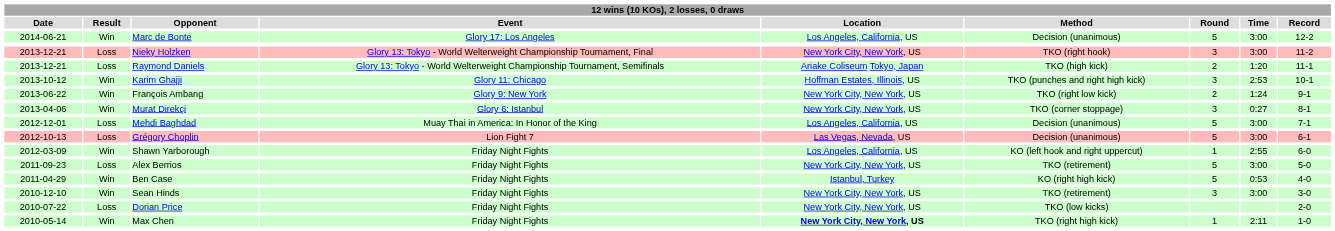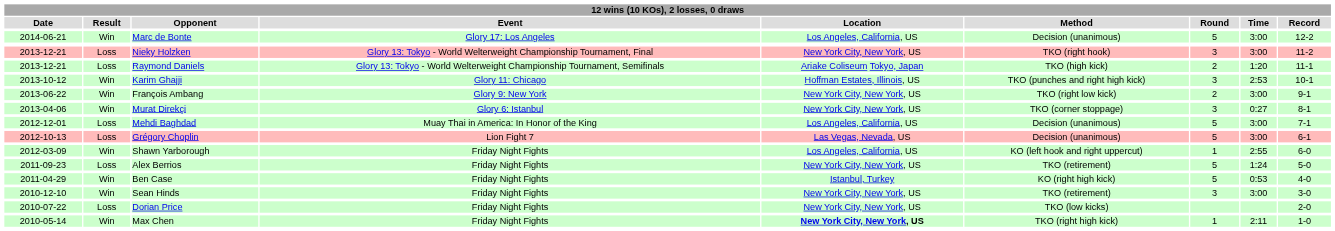(1259, 95) 1:24 -> (1259, 95) 3:00
(1259, 165) 3:00 -> (1259, 165) 1:24
